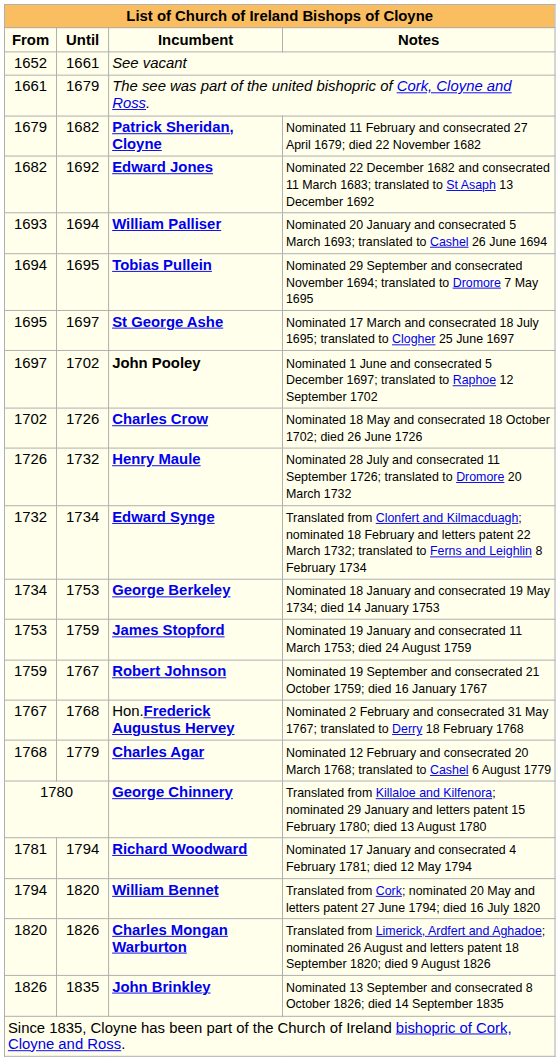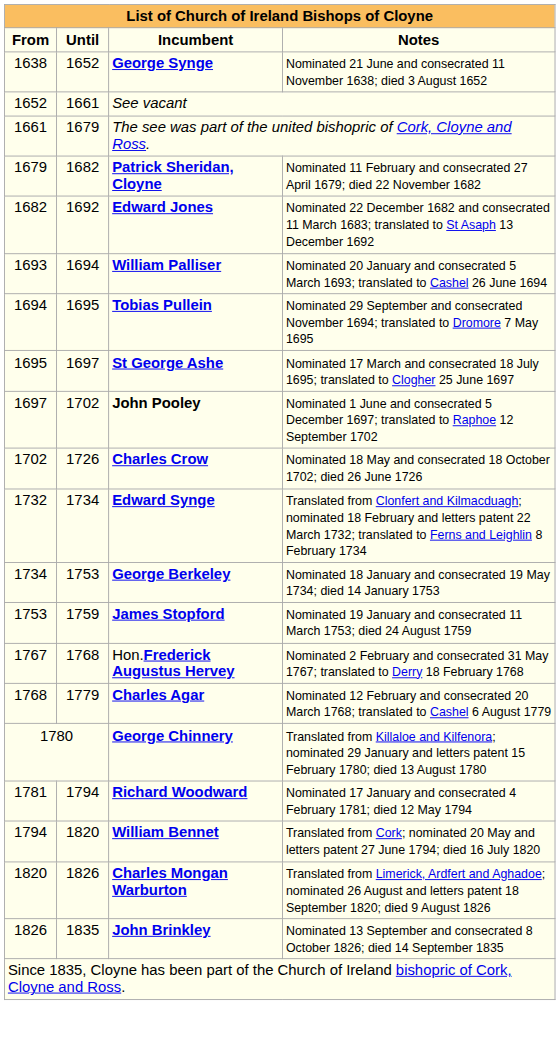+ row: (163, 63)
- row: (156, 460)
- row: (169, 671)
